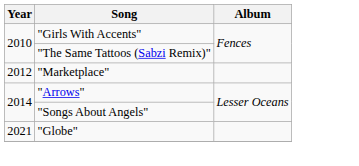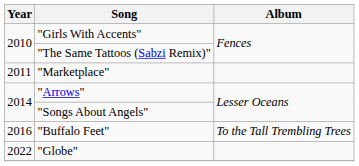(20, 72) 2012 -> (19, 72) 2011
+ row: (73, 131)
(20, 131) 2021 -> (20, 151) 2022
